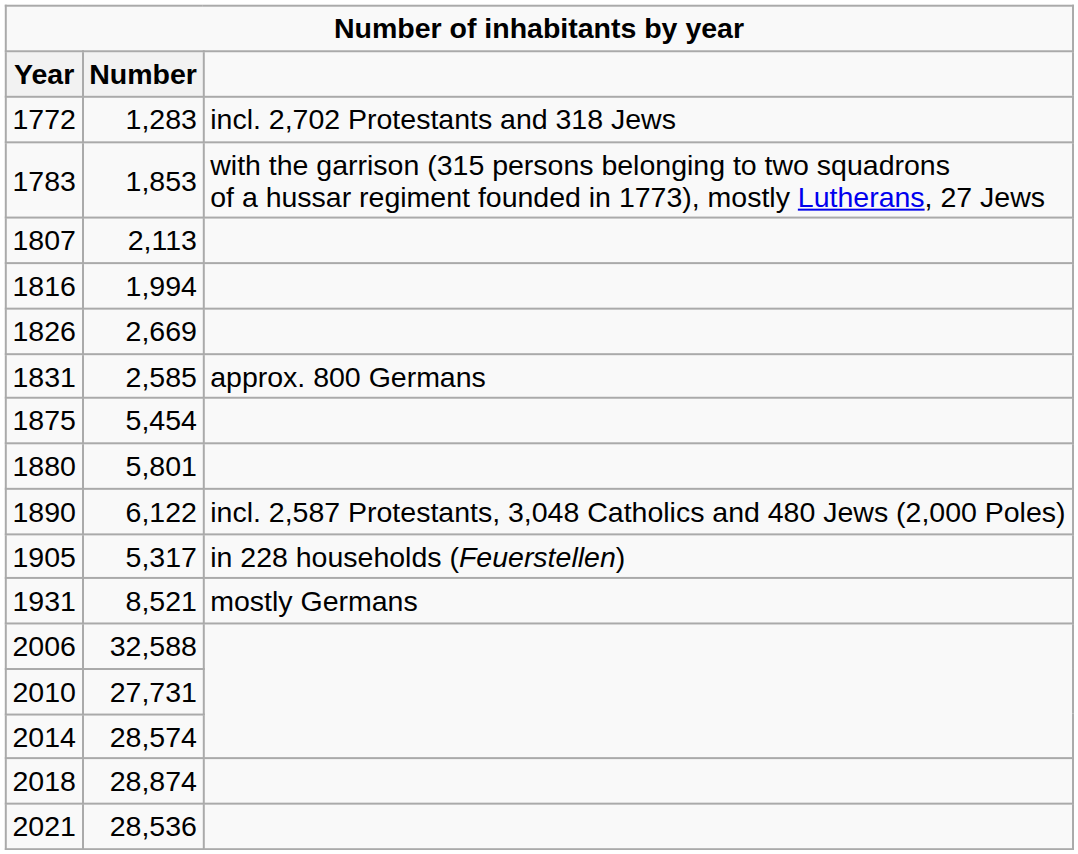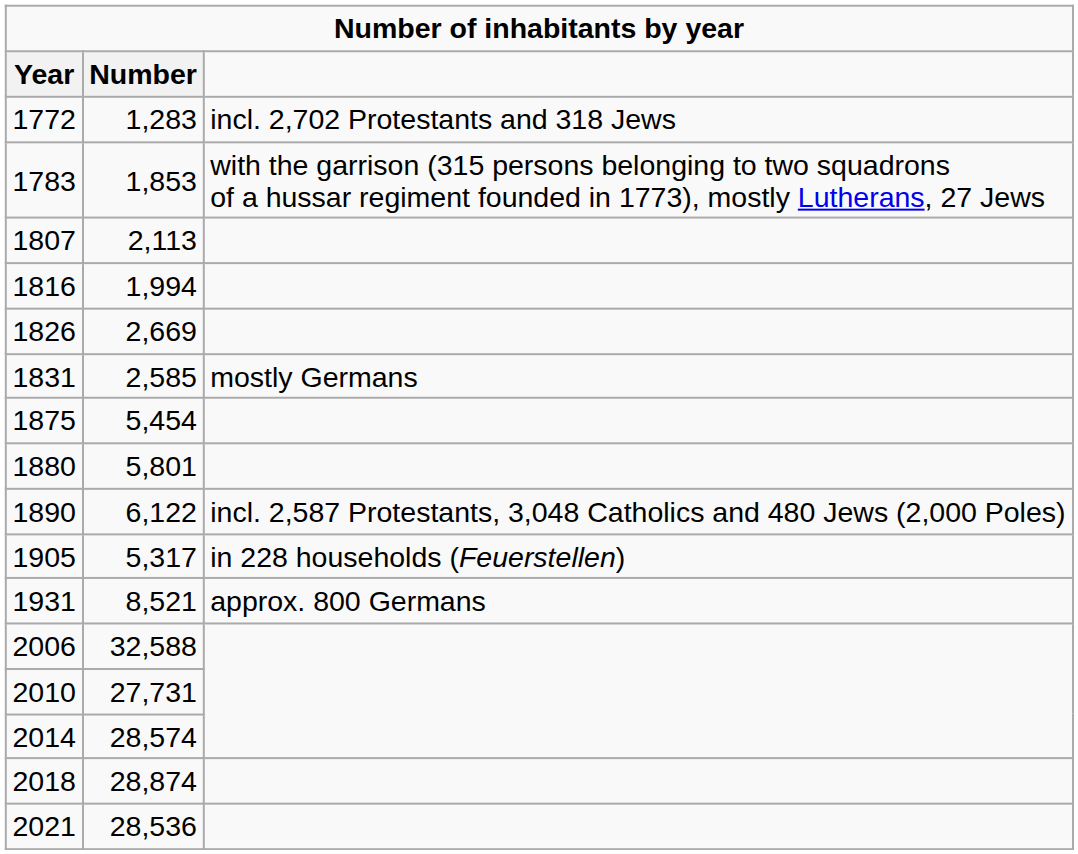(348, 376) approx. 800 Germans -> (314, 376) mostly Germans
(314, 601) mostly Germans -> (348, 601) approx. 800 Germans
